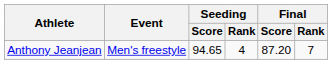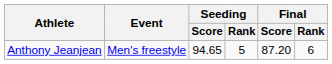(242, 50) 4 -> (242, 50) 5
(311, 50) 7 -> (311, 50) 6
